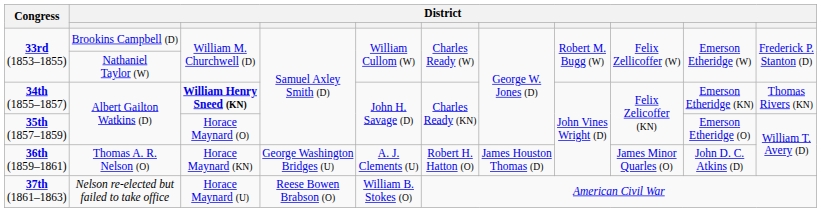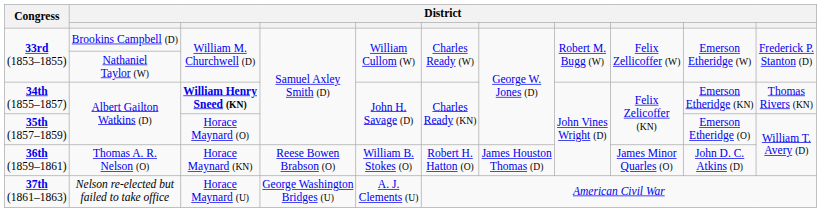(308, 160) George Washington Bridges (U) -> (308, 160) Reese Bowen Brabson (O)
(389, 160) A. J. Clements (U) -> (389, 160) William B. Stokes (O)
(308, 191) Reese Bowen Brabson (O) -> (308, 191) George Washington Bridges (U)
(389, 191) William B. Stokes (O) -> (389, 191) A. J. Clements (U)
